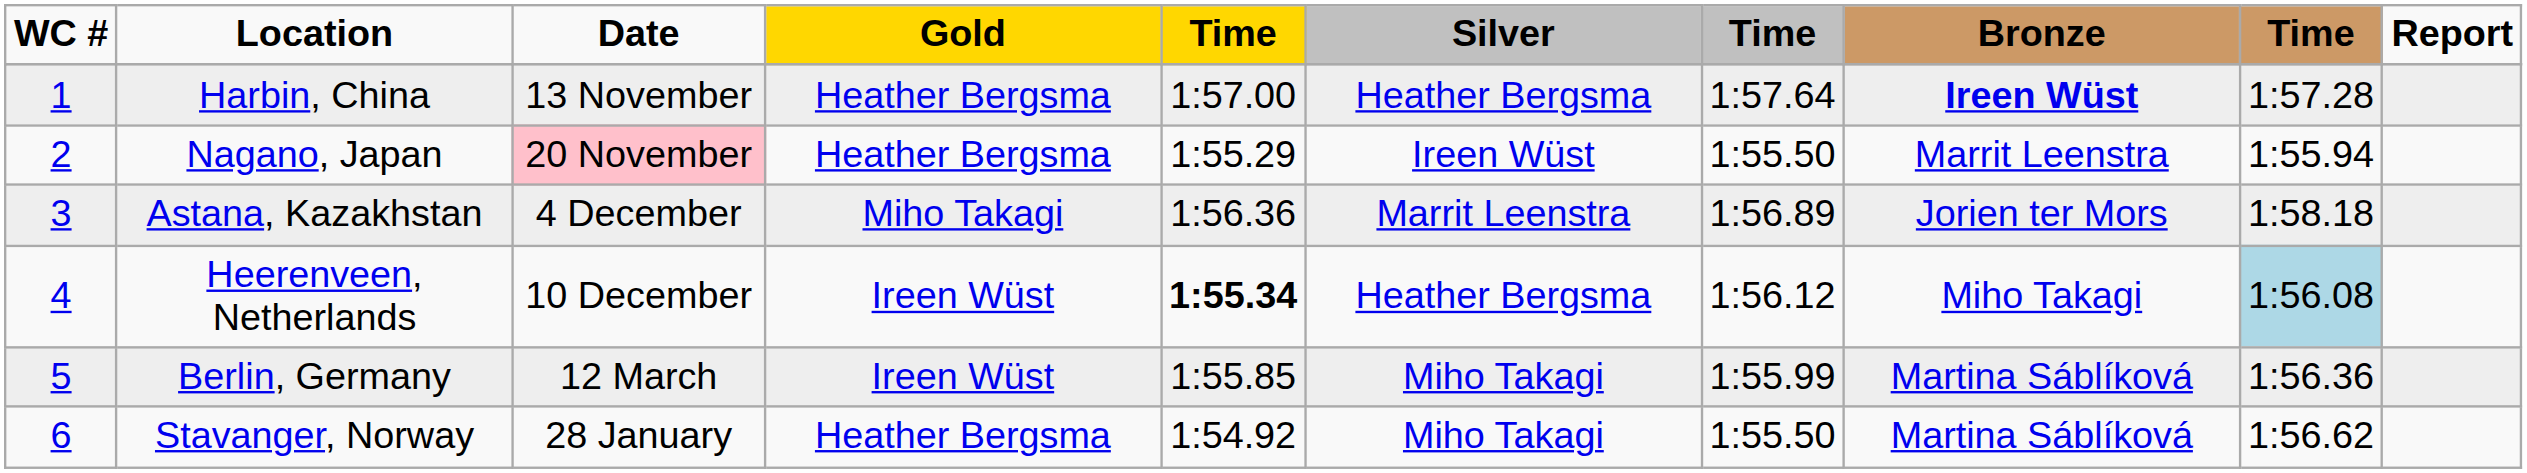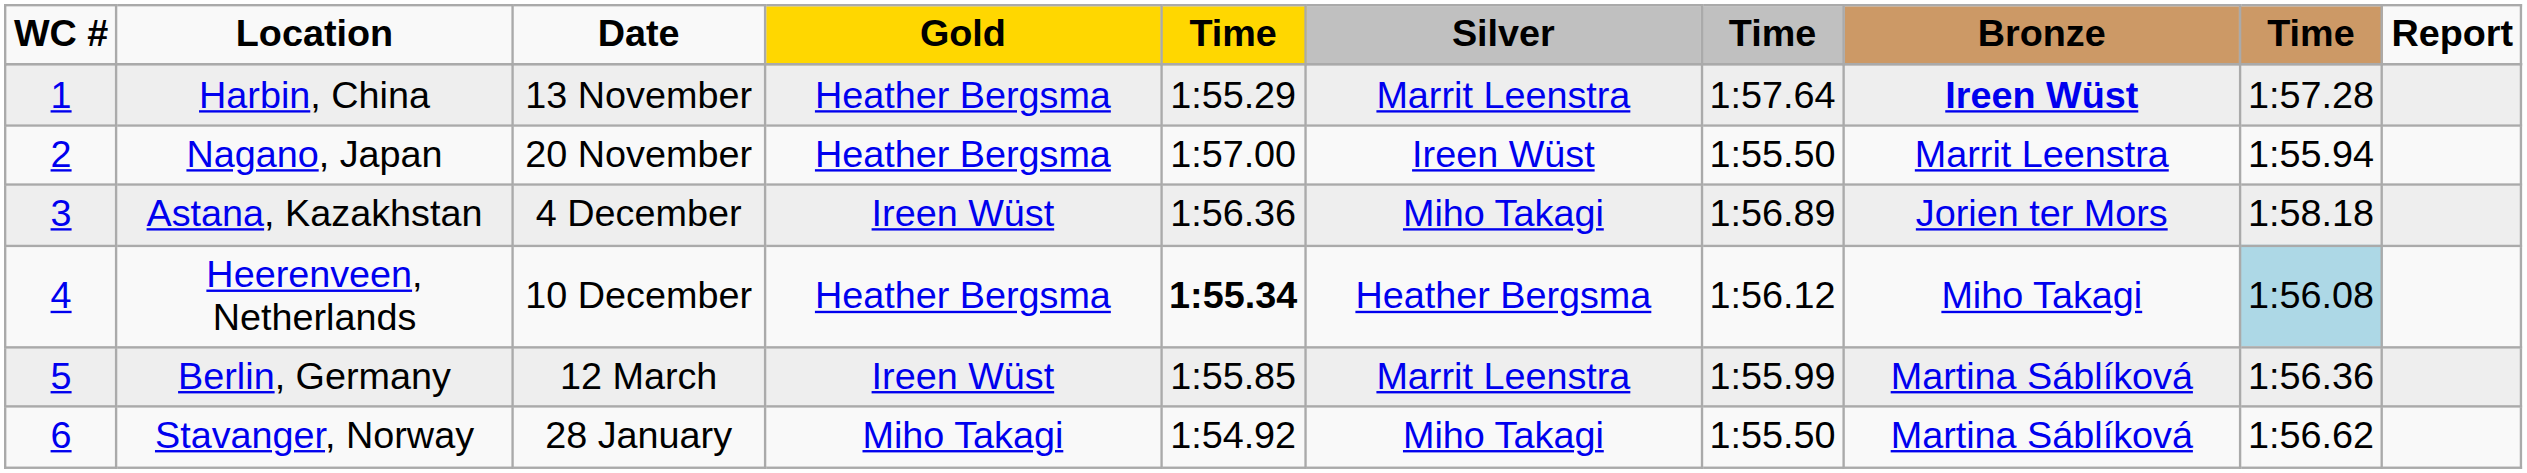(1233, 94) 1:57.00 -> (1233, 94) 1:55.29
(1503, 94) Heather Bergsma -> (1503, 94) Marrit Leenstra
(639, 154) pink background -> (639, 154) no background
(1233, 154) 1:55.29 -> (1233, 154) 1:57.00
(963, 214) Miho Takagi -> (963, 214) Ireen Wüst
(1503, 214) Marrit Leenstra -> (1503, 214) Miho Takagi
(963, 295) Ireen Wüst -> (963, 295) Heather Bergsma
(1503, 376) Miho Takagi -> (1503, 376) Marrit Leenstra
(963, 436) Heather Bergsma -> (963, 436) Miho Takagi
